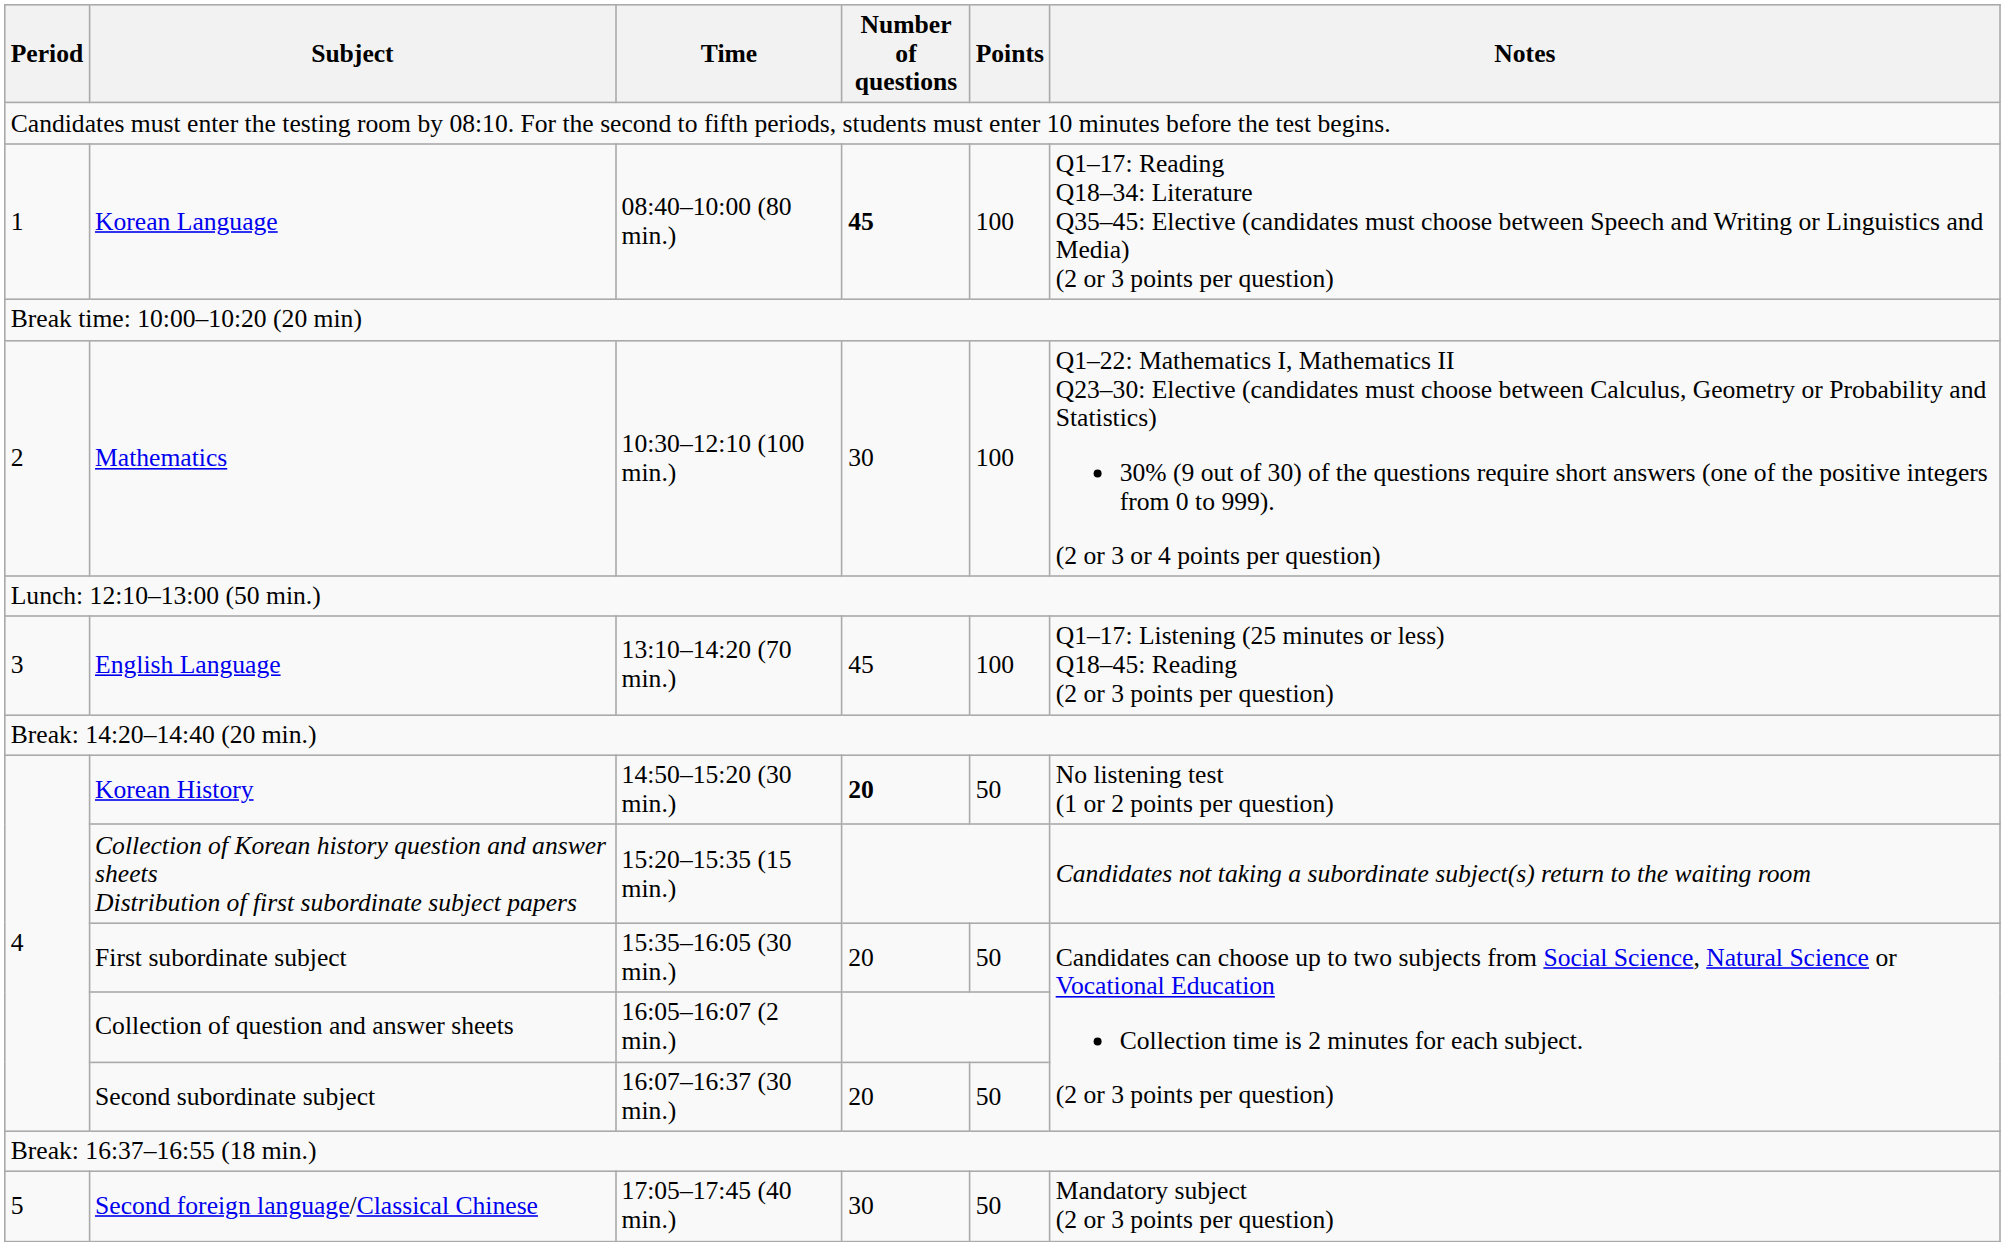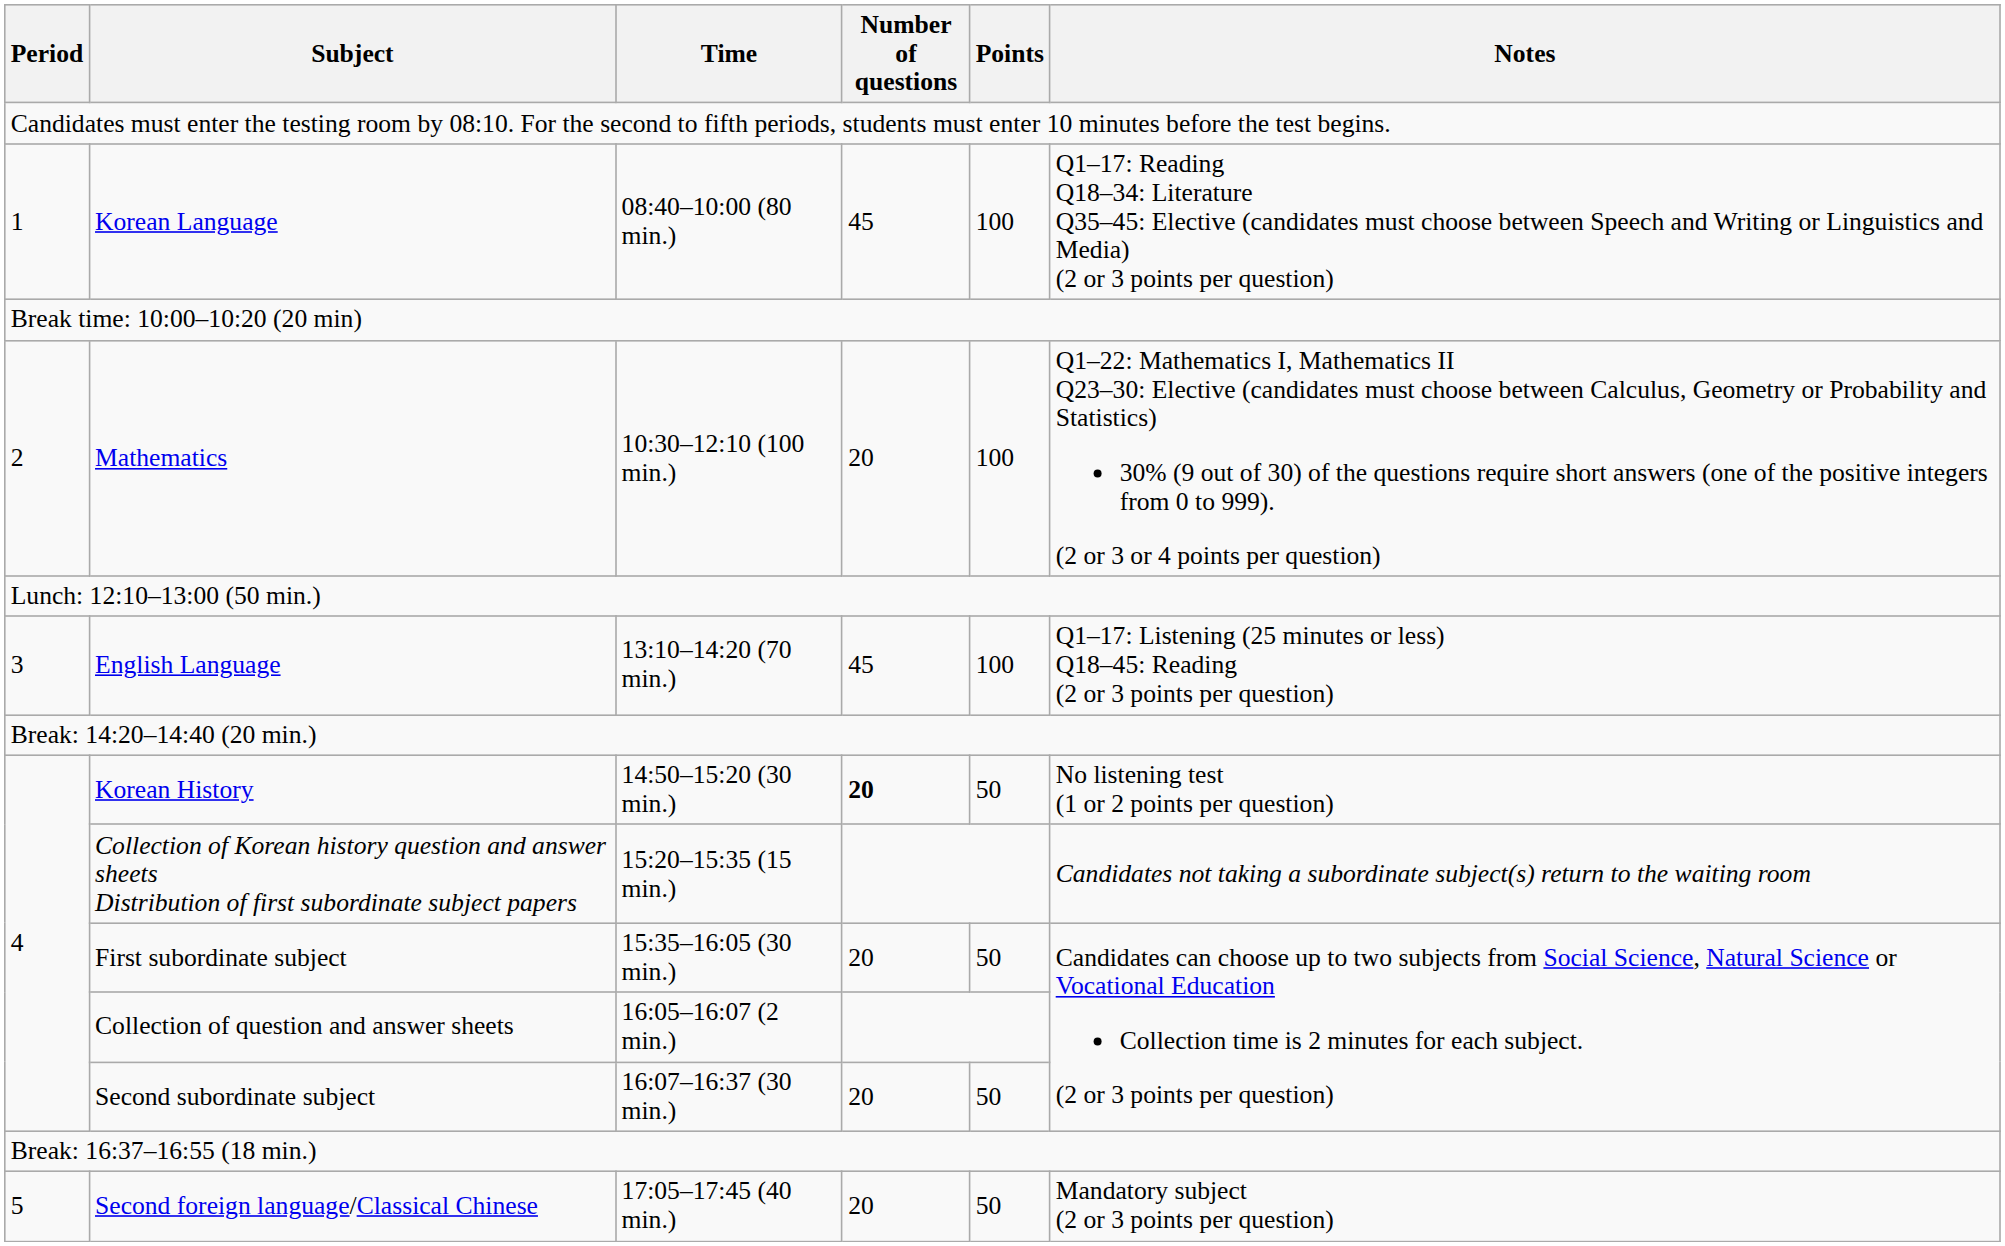(861, 221) bold -> (861, 221) normal
(861, 457) 30 -> (861, 457) 20
(861, 1206) 30 -> (861, 1206) 20
